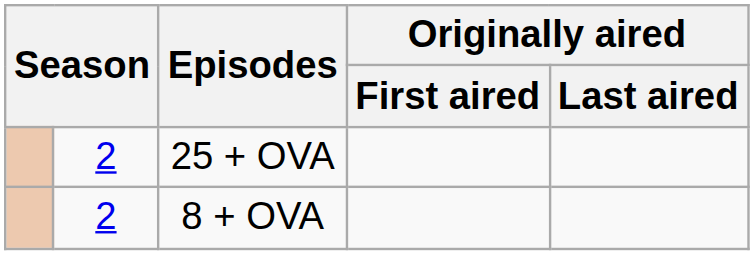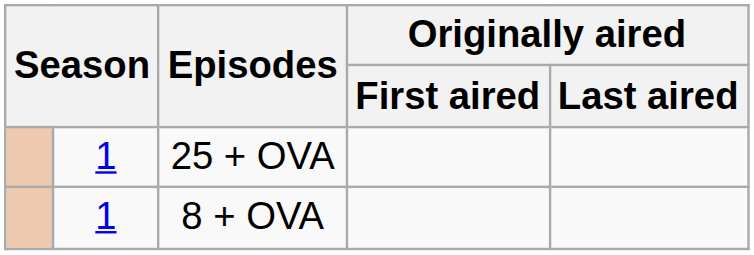(106, 156) 2 -> (106, 156) 1
(106, 216) 2 -> (106, 216) 1
